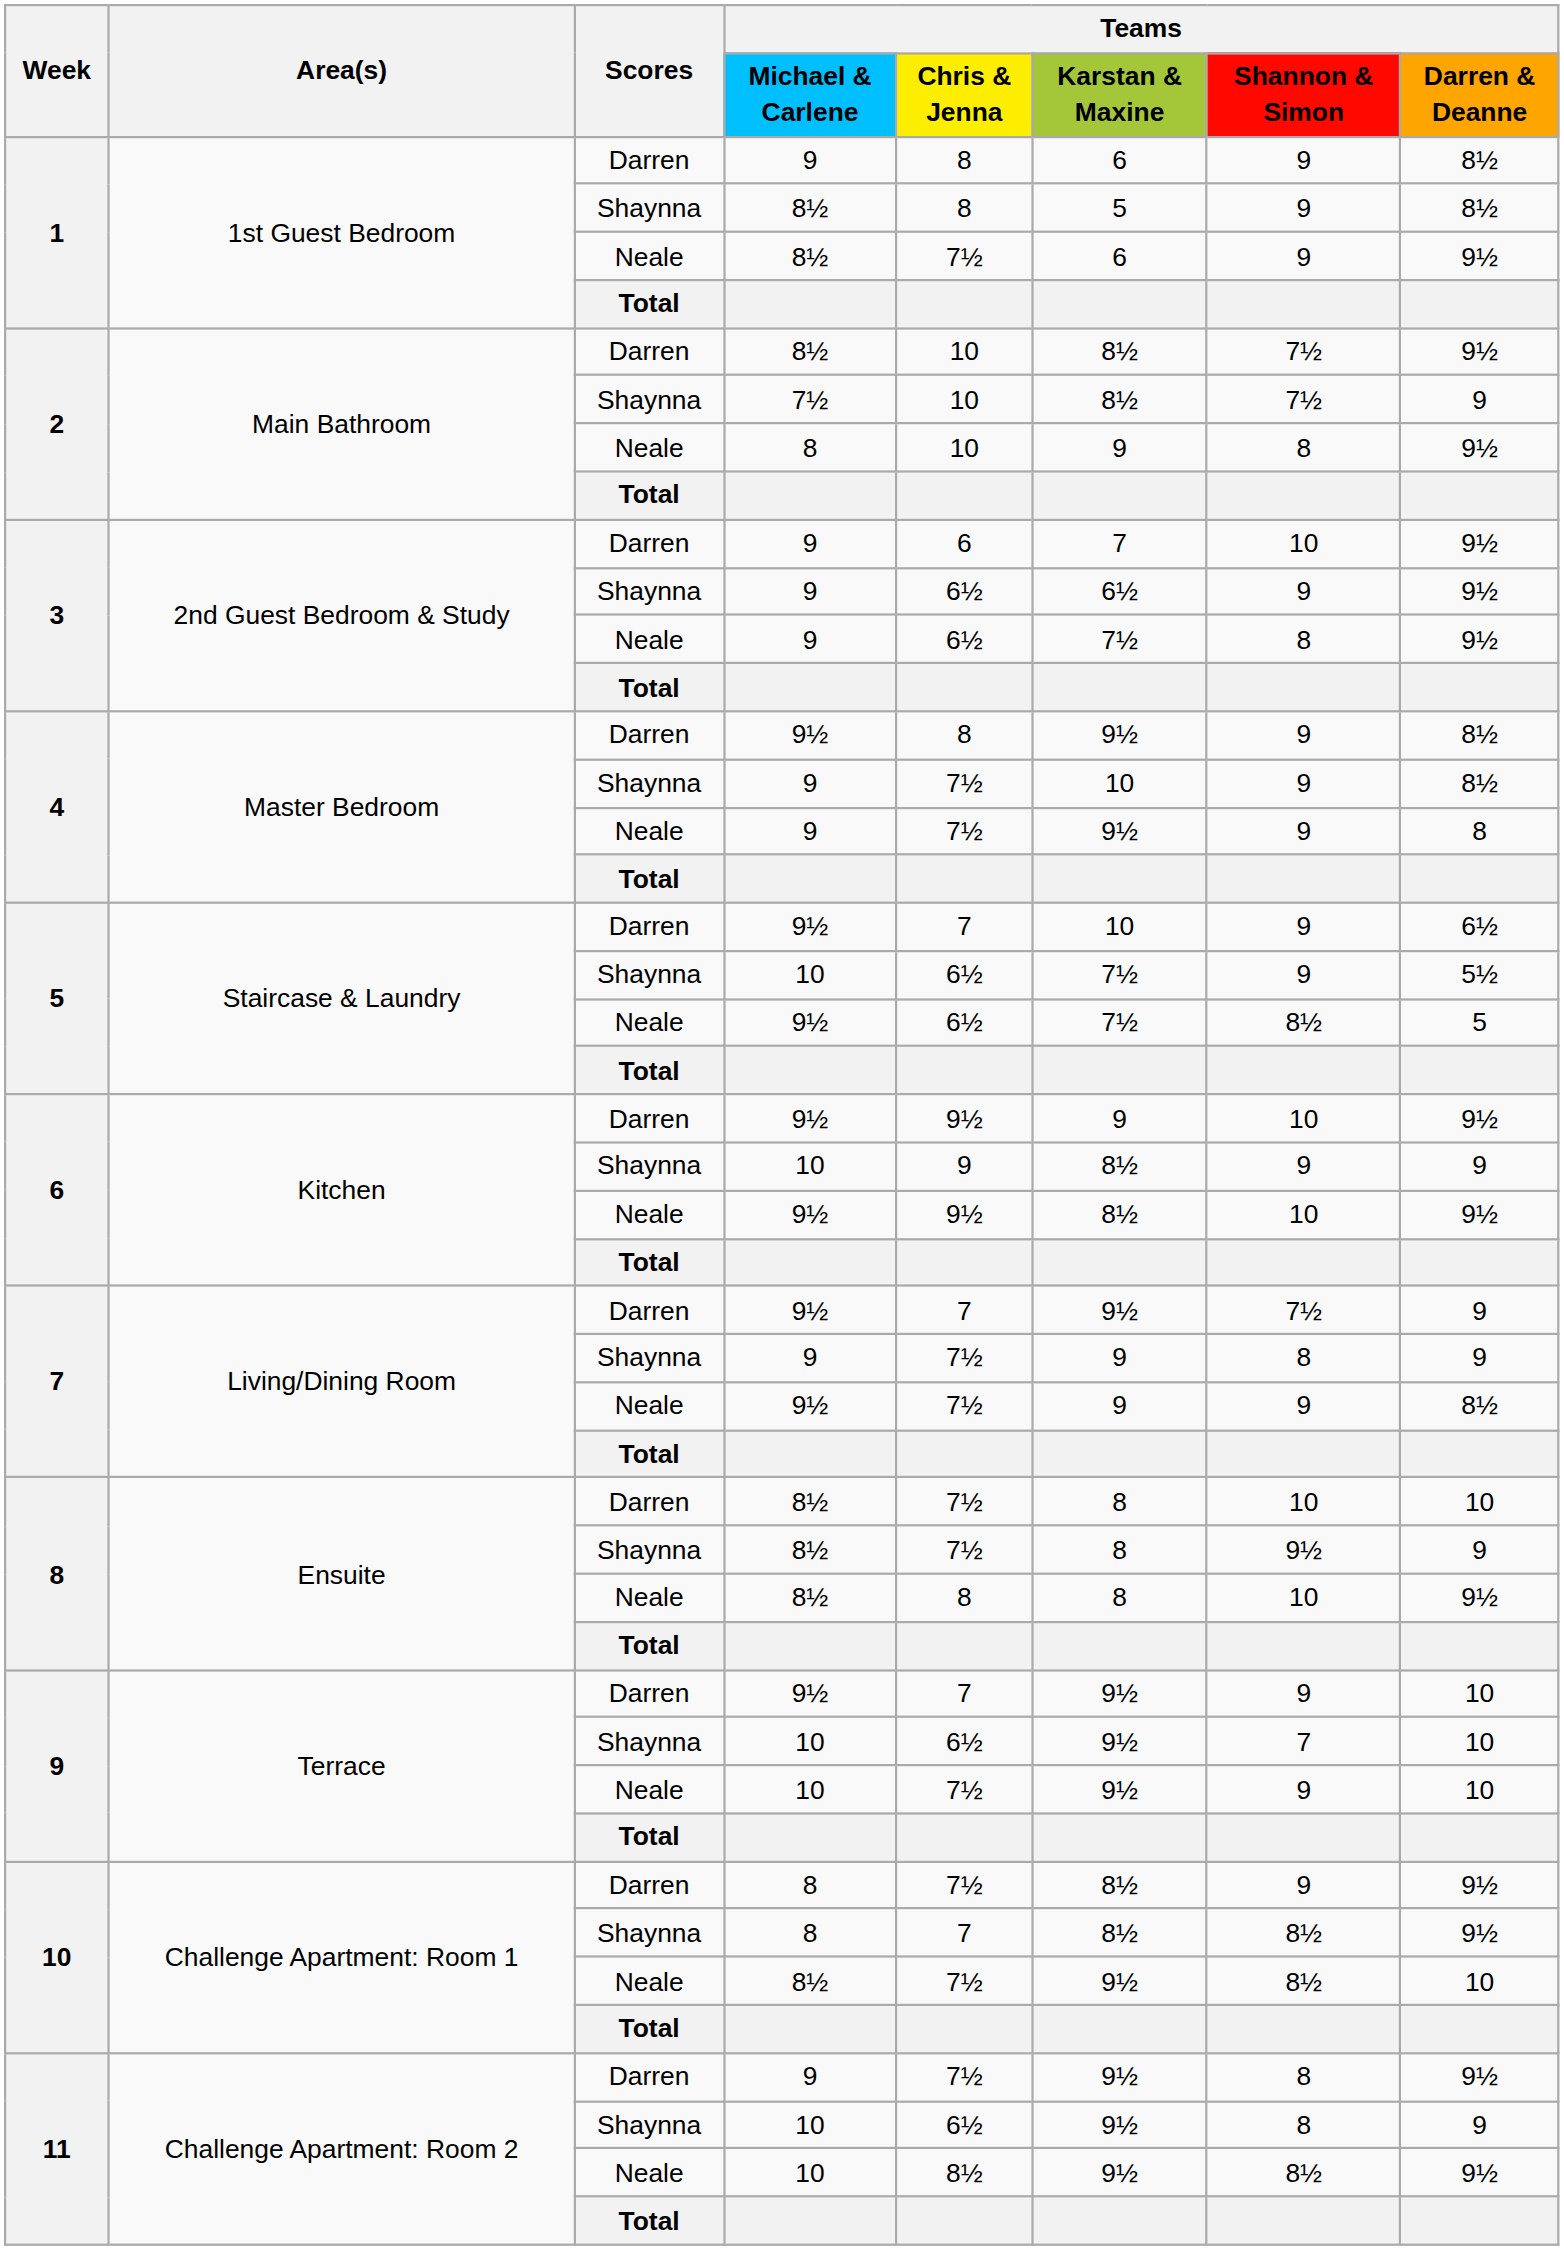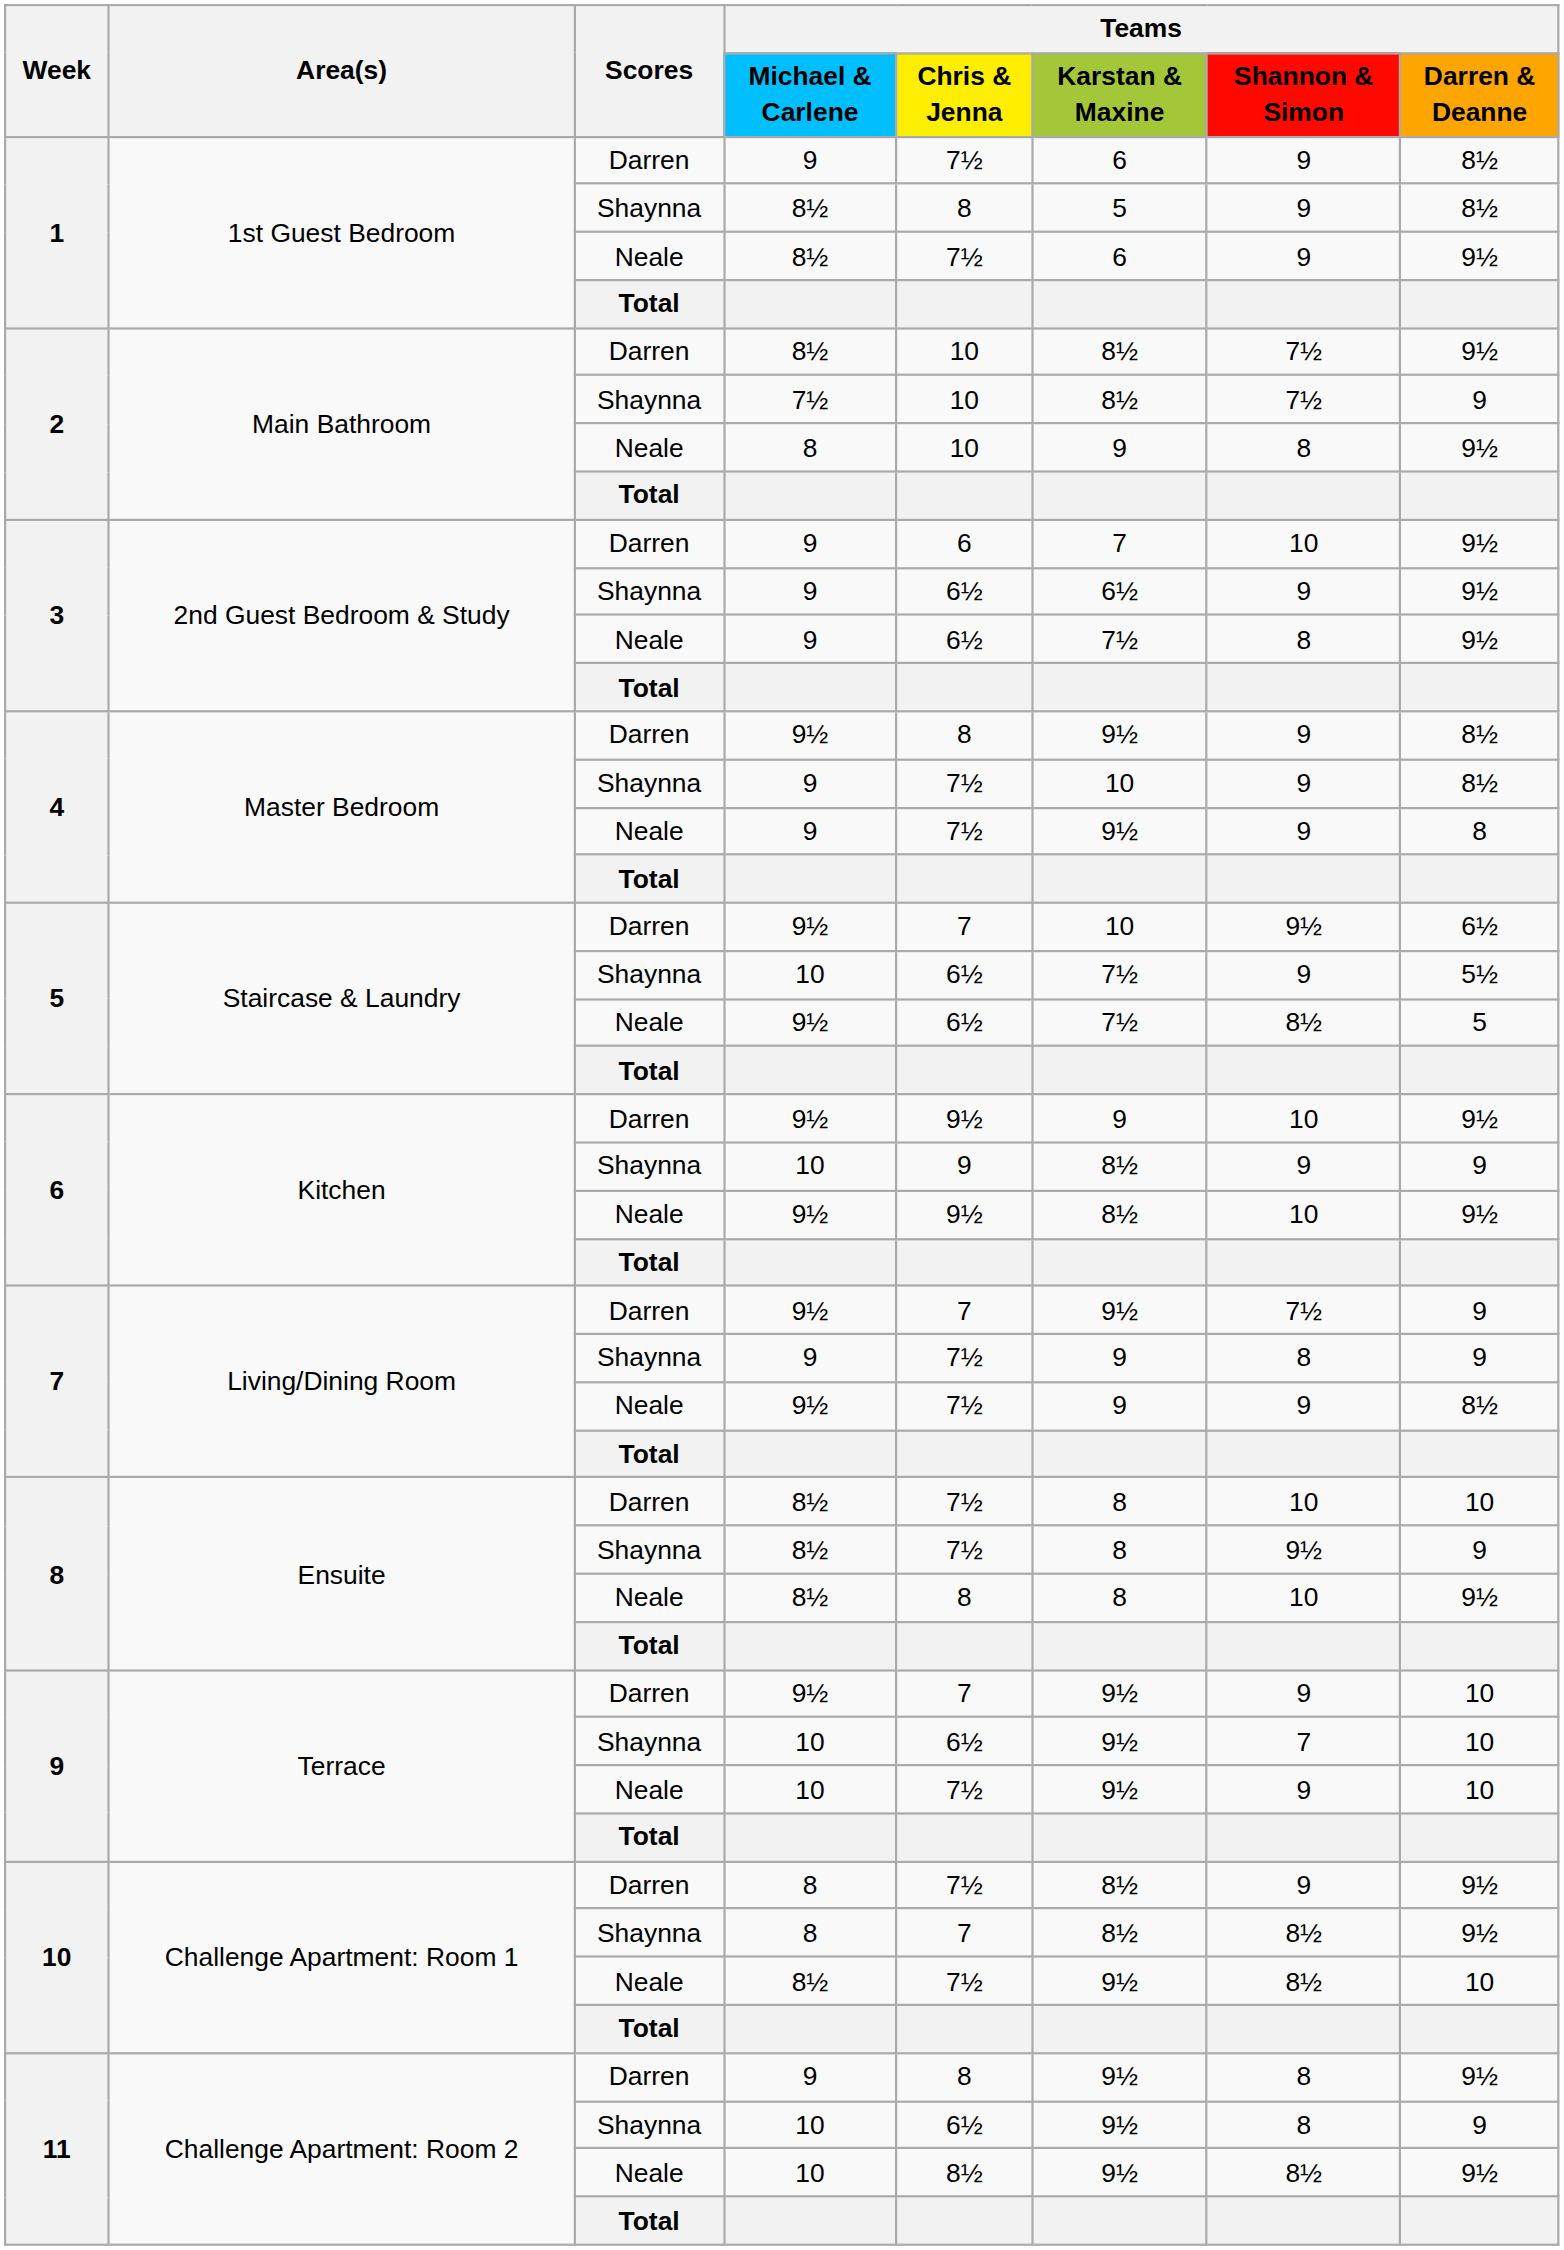(964, 160) 8 -> (964, 160) 7½
(1304, 927) 9 -> (1304, 927) 9½
(964, 2077) 7½ -> (964, 2077) 8
